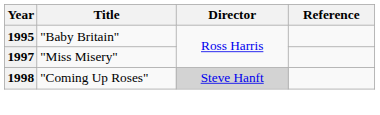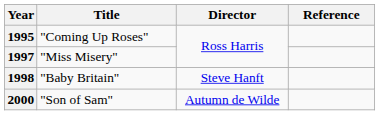(80, 36) "Baby Britain" -> (94, 36) "Coming Up Roses"
(94, 78) "Coming Up Roses" -> (80, 78) "Baby Britain"
(232, 78) lightgrey background -> (232, 78) no background
+ row: (21, 99)
